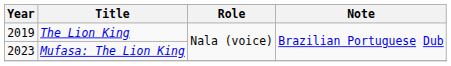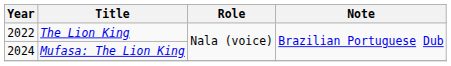(21, 32) 2019 -> (21, 32) 2022
(21, 51) 2023 -> (21, 51) 2024
